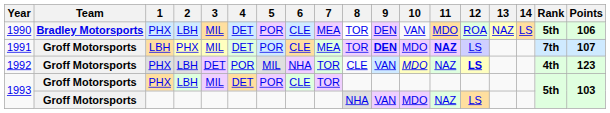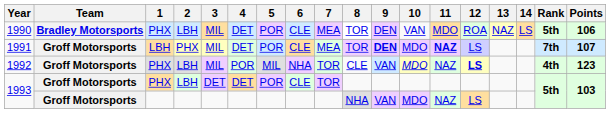(215, 65) DET -> (215, 65) MIL
(215, 83) MIL -> (215, 83) DET
